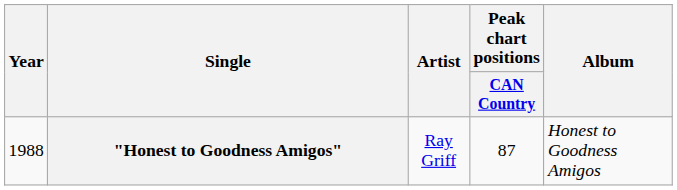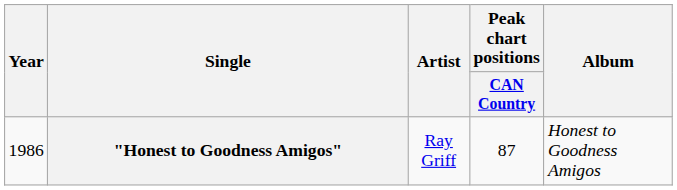(26, 150) 1988 -> (26, 150) 1986
